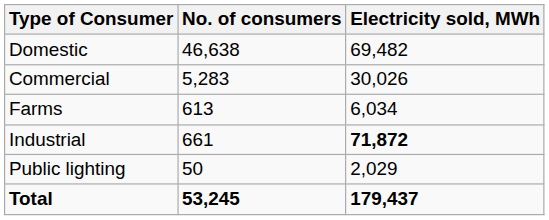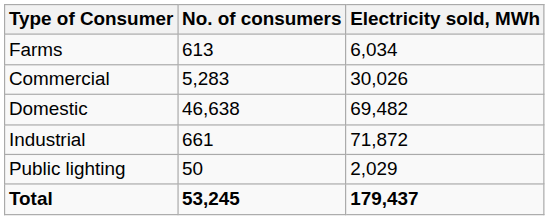rows swapped: (48, 49) <-> (36, 109)
(379, 139) bold -> (379, 139) normal
